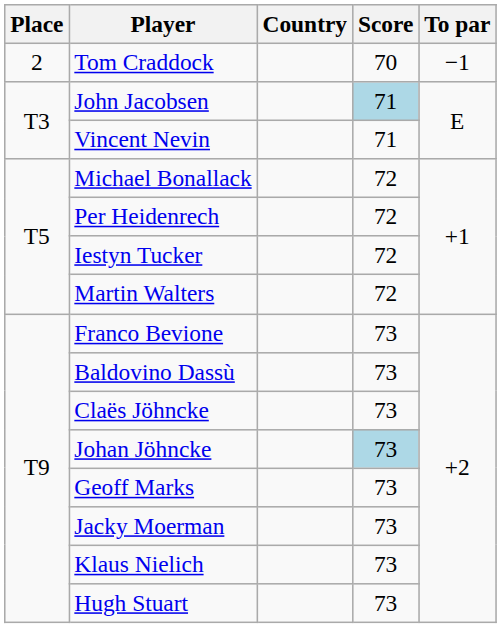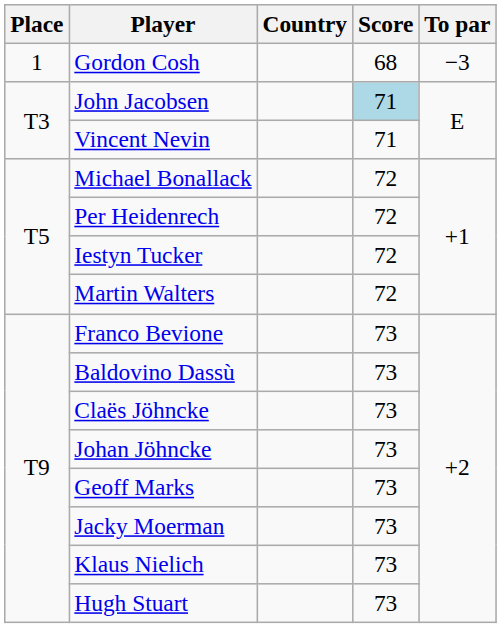+ row: (137, 62)
- row: (144, 62)
(386, 448) lightblue background -> (386, 448) no background
